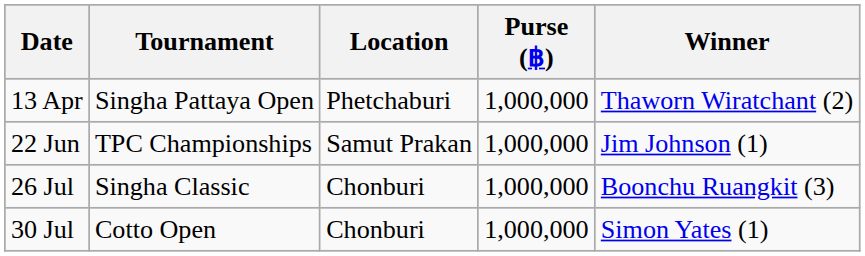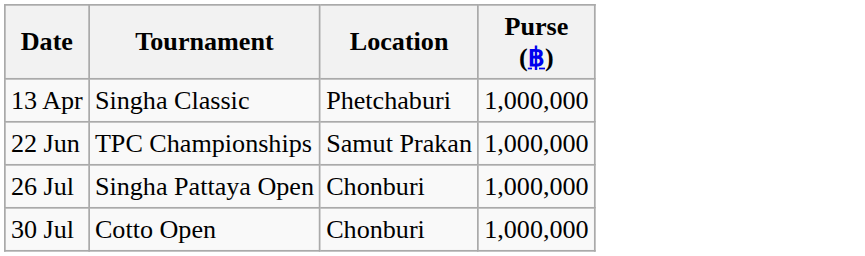- column: (727, 41)
(204, 100) Singha Pattaya Open -> (172, 100) Singha Classic
(172, 186) Singha Classic -> (204, 186) Singha Pattaya Open
